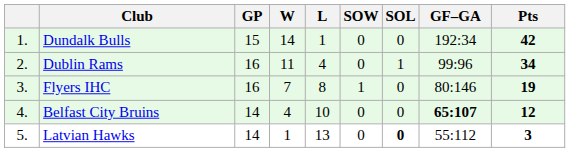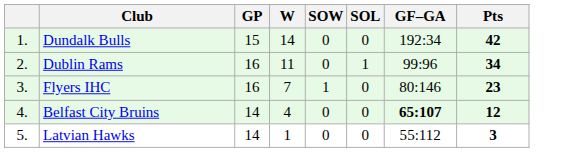- column: (322, 16)
(528, 87) 19 -> (493, 87) 23
(400, 135) bold -> (365, 135) normal
